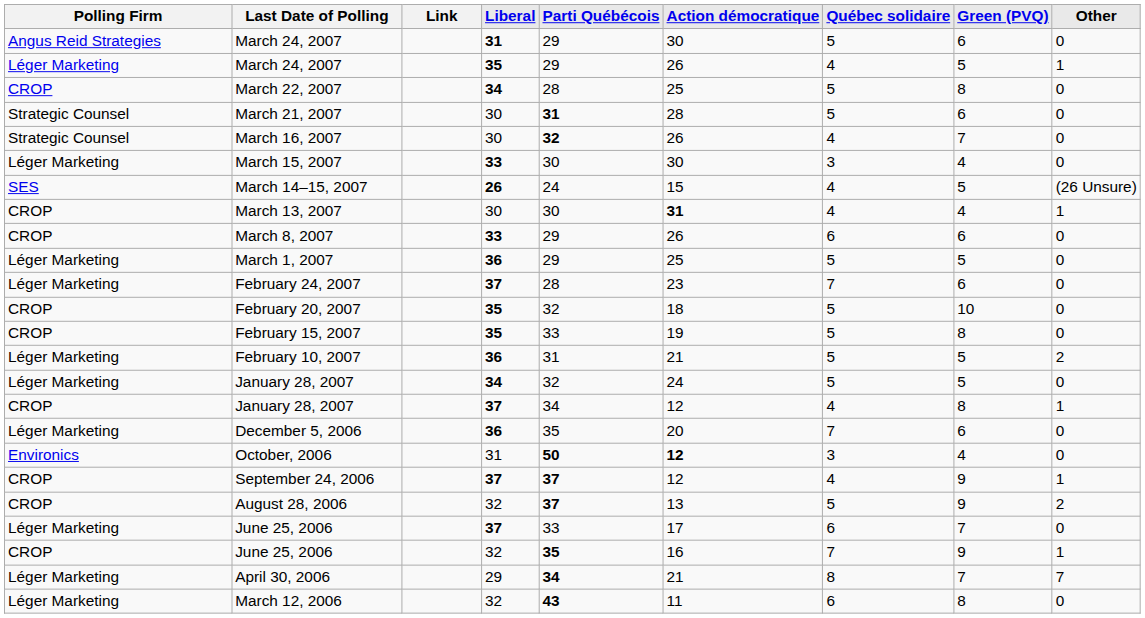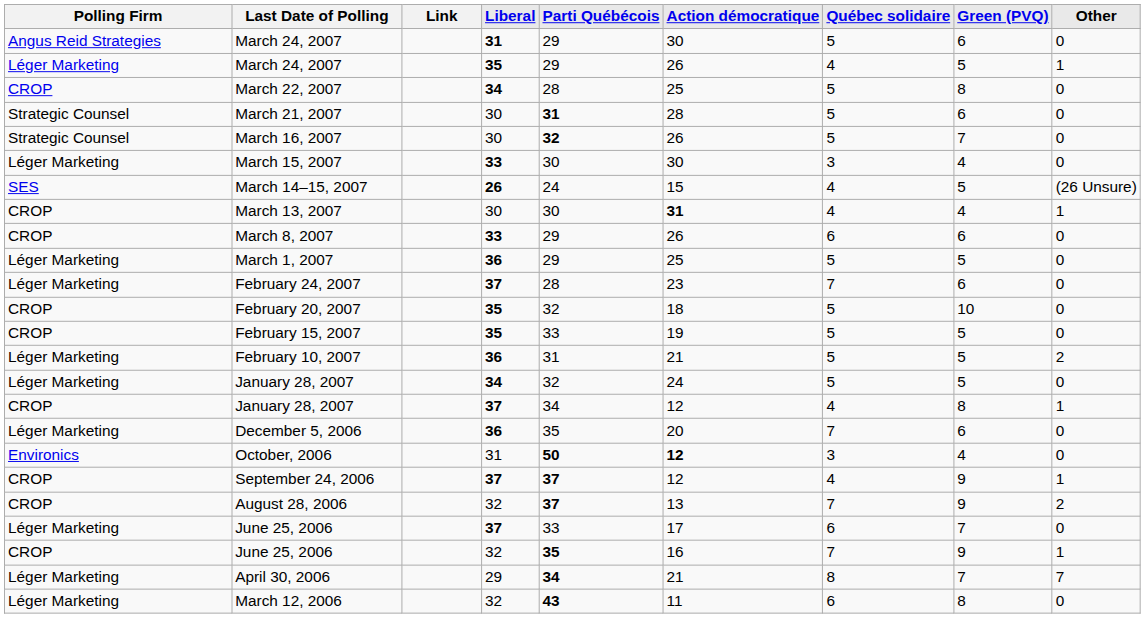(831, 138) 4 -> (831, 138) 5
(962, 333) 8 -> (962, 333) 5
(831, 503) 5 -> (831, 503) 7
